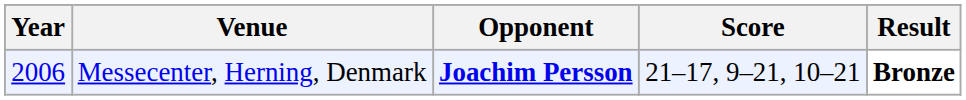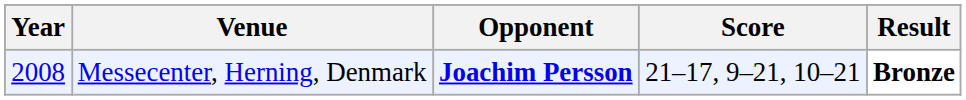(38, 71) 2006 -> (38, 71) 2008
